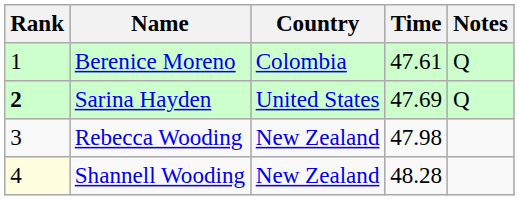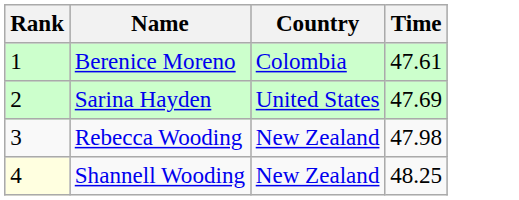- column: (480, 23)
(16, 99) bold -> (16, 99) normal
(416, 176) 48.28 -> (416, 176) 48.25
